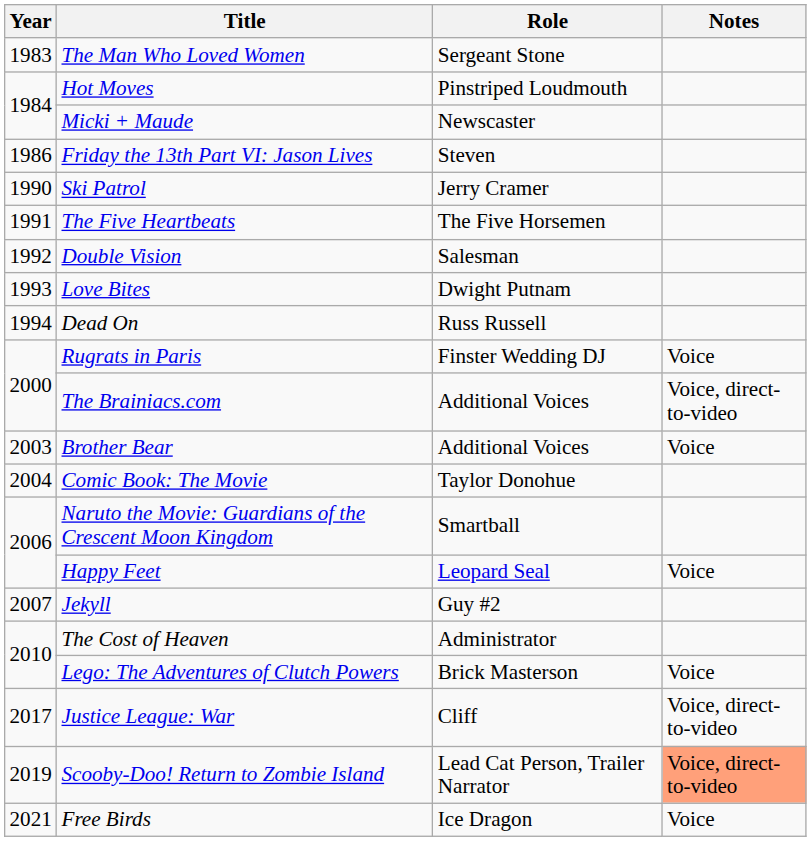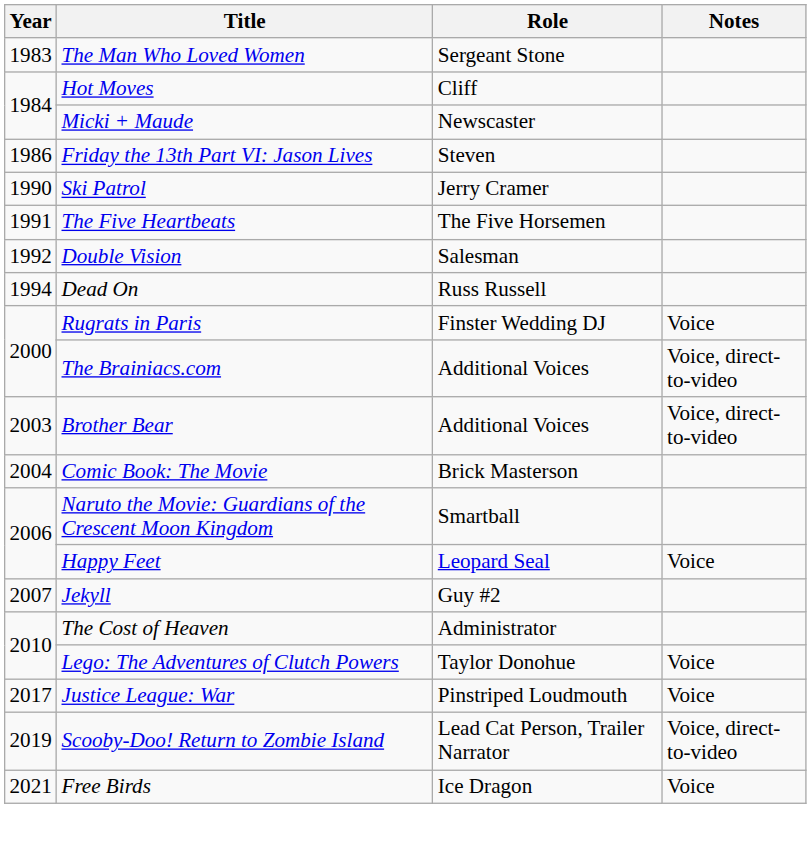(533, 88) Pinstriped Loudmouth -> (458, 88) Cliff
- row: (106, 289)
(691, 446) Voice -> (724, 425) Voice, direct-to-video
(507, 480) Taylor Donohue -> (508, 470) Brick Masterson
(508, 671) Brick Masterson -> (507, 661) Taylor Donohue
(458, 717) Cliff -> (533, 695) Pinstriped Loudmouth
(724, 717) Voice, direct-to-video -> (691, 695) Voice
(724, 774) lightsalmon background -> (724, 740) no background
